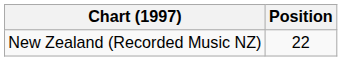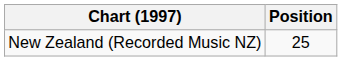(301, 42) 22 -> (301, 42) 25
